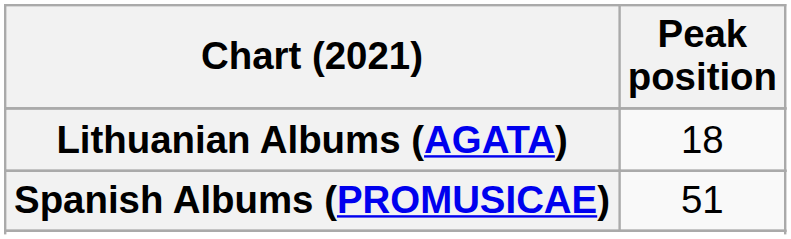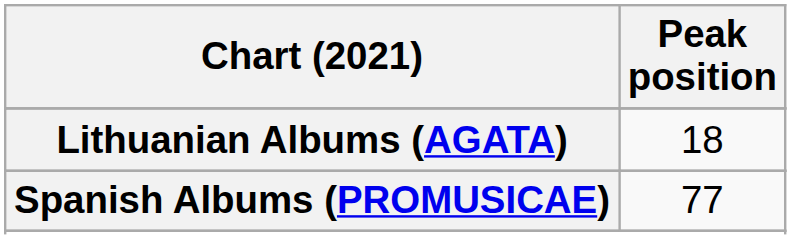(702, 199) 51 -> (702, 199) 77
